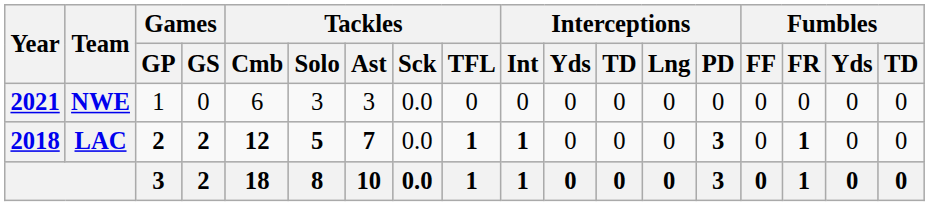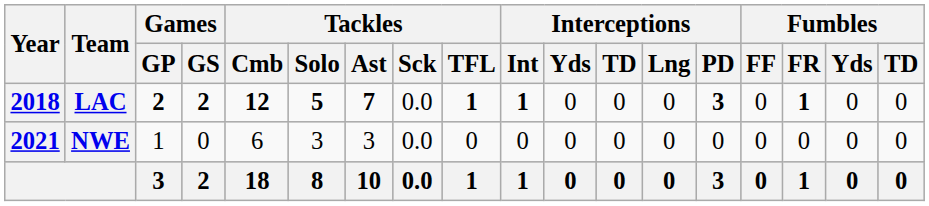rows swapped: (101, 141) <-> (101, 102)
